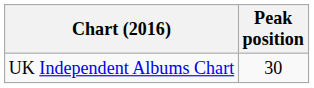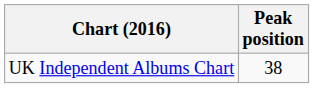(273, 67) 30 -> (273, 67) 38
